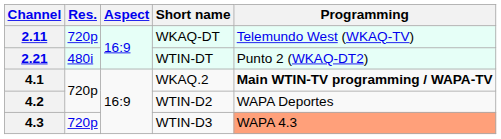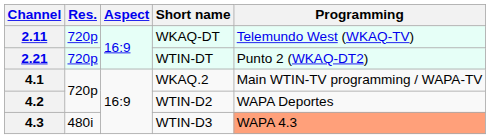(80, 58) 480i -> (83, 58) 720p
(365, 79) bold -> (360, 79) normal
(83, 123) 720p -> (80, 123) 480i
